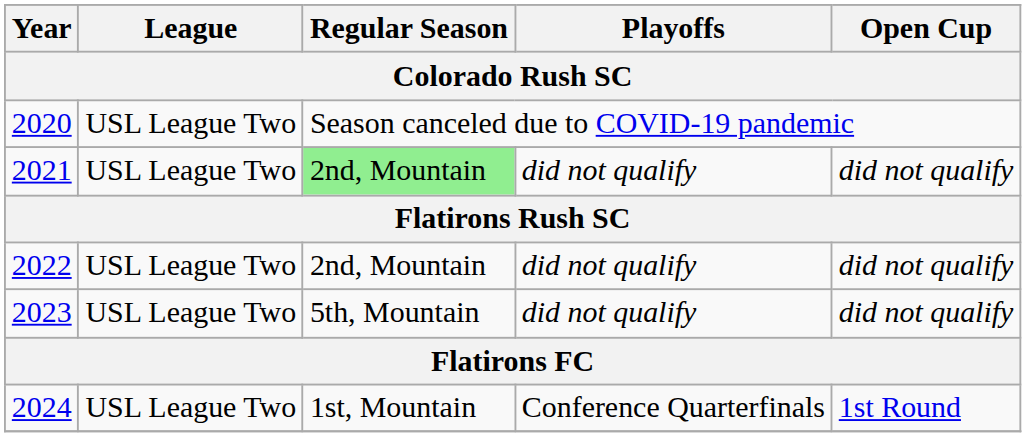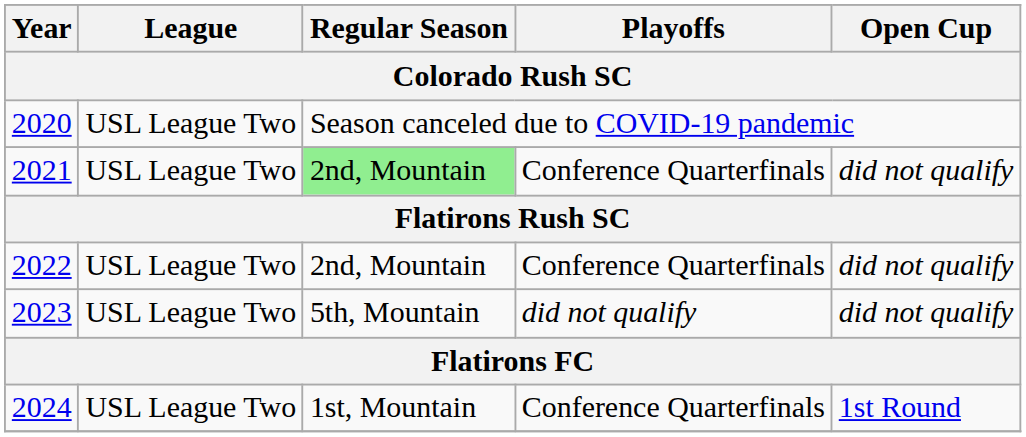(609, 170) did not qualify -> (673, 170) Conference Quarterfinals
(609, 265) did not qualify -> (673, 265) Conference Quarterfinals
